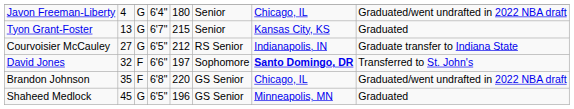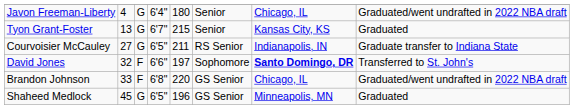(181, 46) 212 -> (181, 46) 211
(126, 79) 35 -> (126, 79) 33
